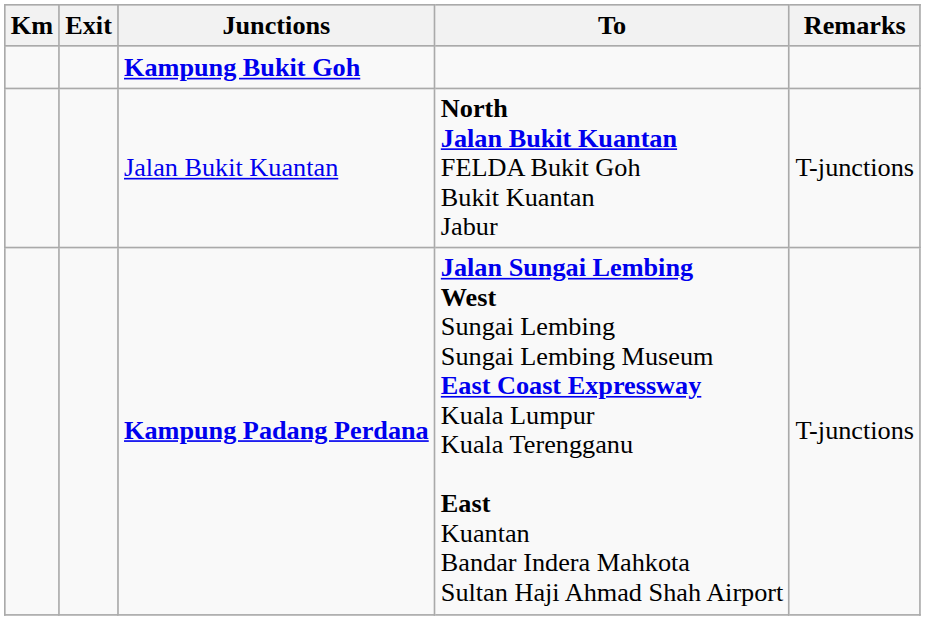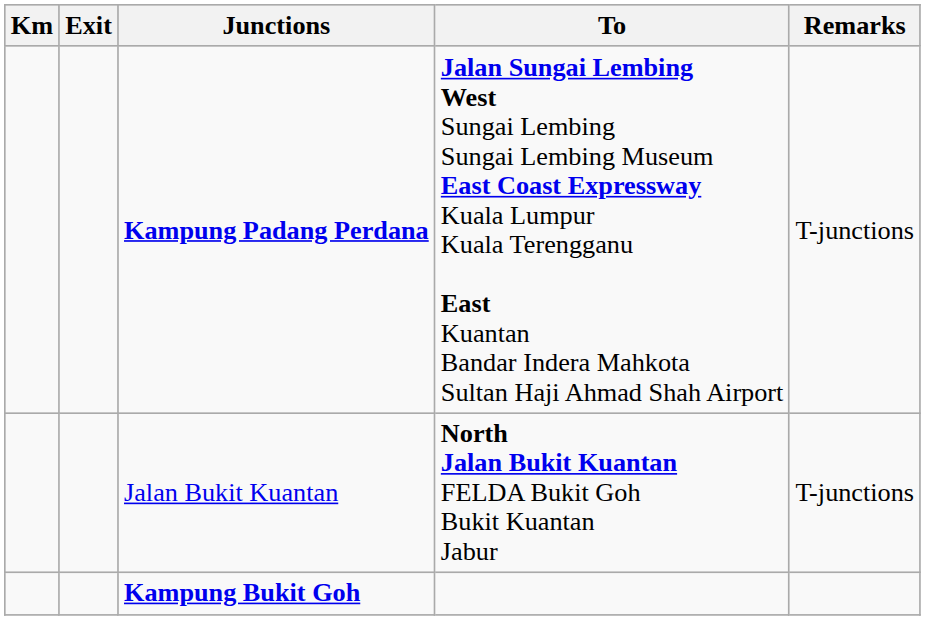rows swapped: (276, 430) <-> (242, 66)
